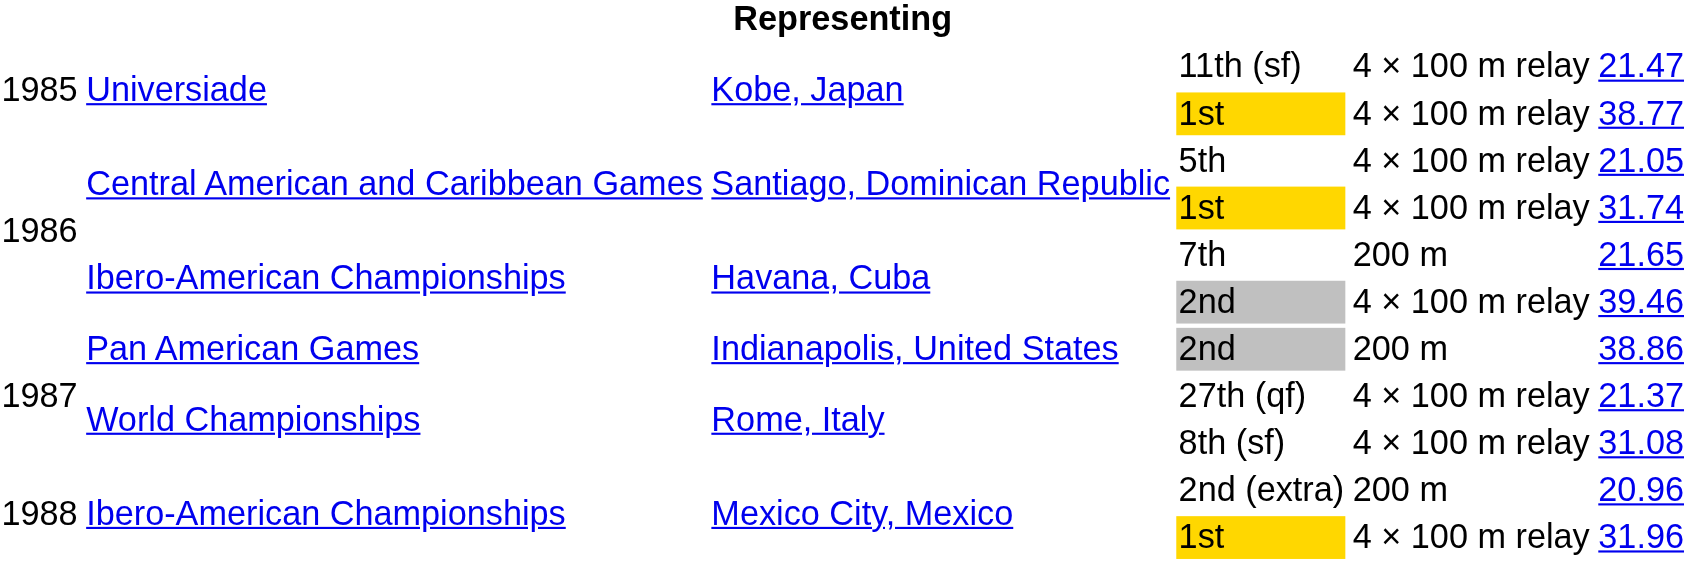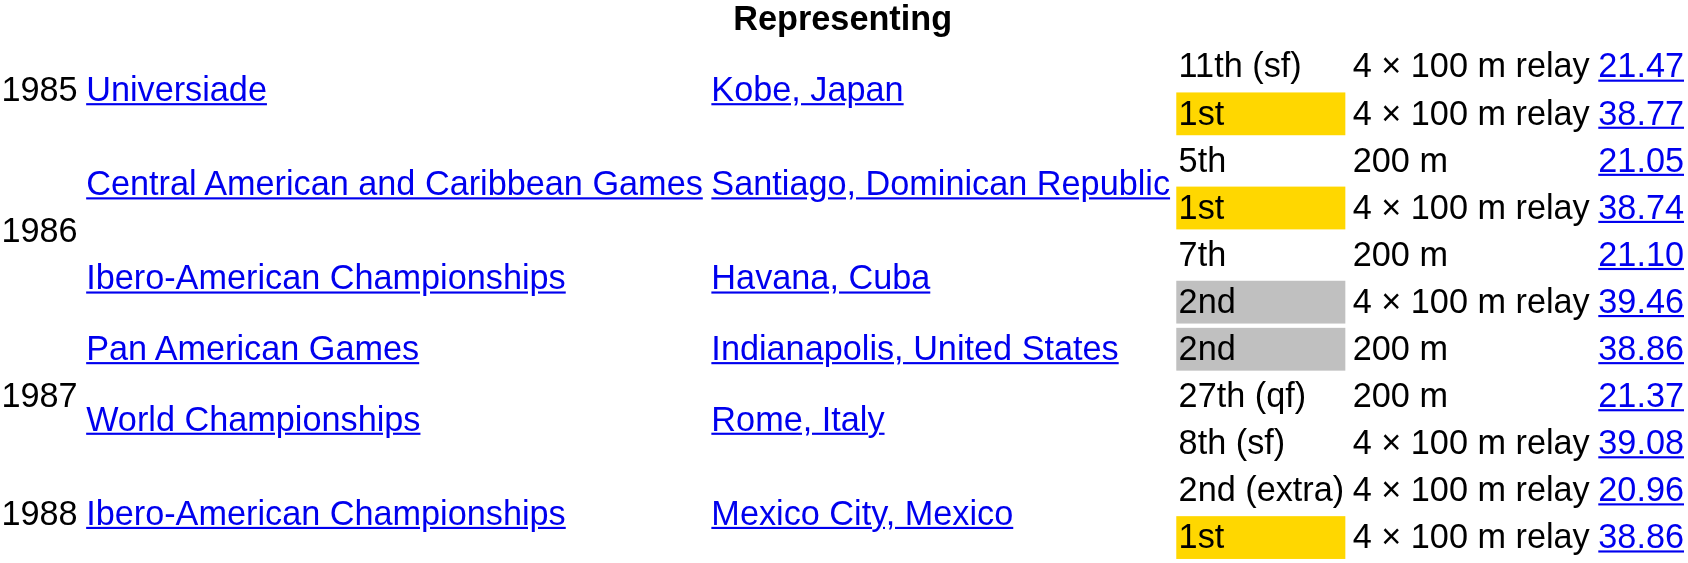(1471, 160) 4 × 100 m relay -> (1400, 160) 200 m
(1641, 207) 31.74 -> (1641, 207) 38.74
(1641, 254) 21.65 -> (1641, 254) 21.10
(1471, 395) 4 × 100 m relay -> (1400, 395) 200 m
(1641, 442) 31.08 -> (1641, 442) 39.08
(1400, 489) 200 m -> (1471, 489) 4 × 100 m relay
(1641, 536) 31.96 -> (1641, 536) 38.86
